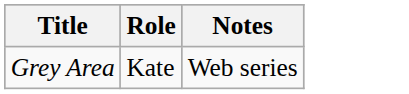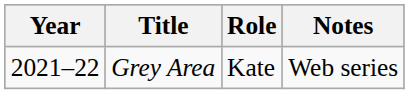+ column: (55, 25)
